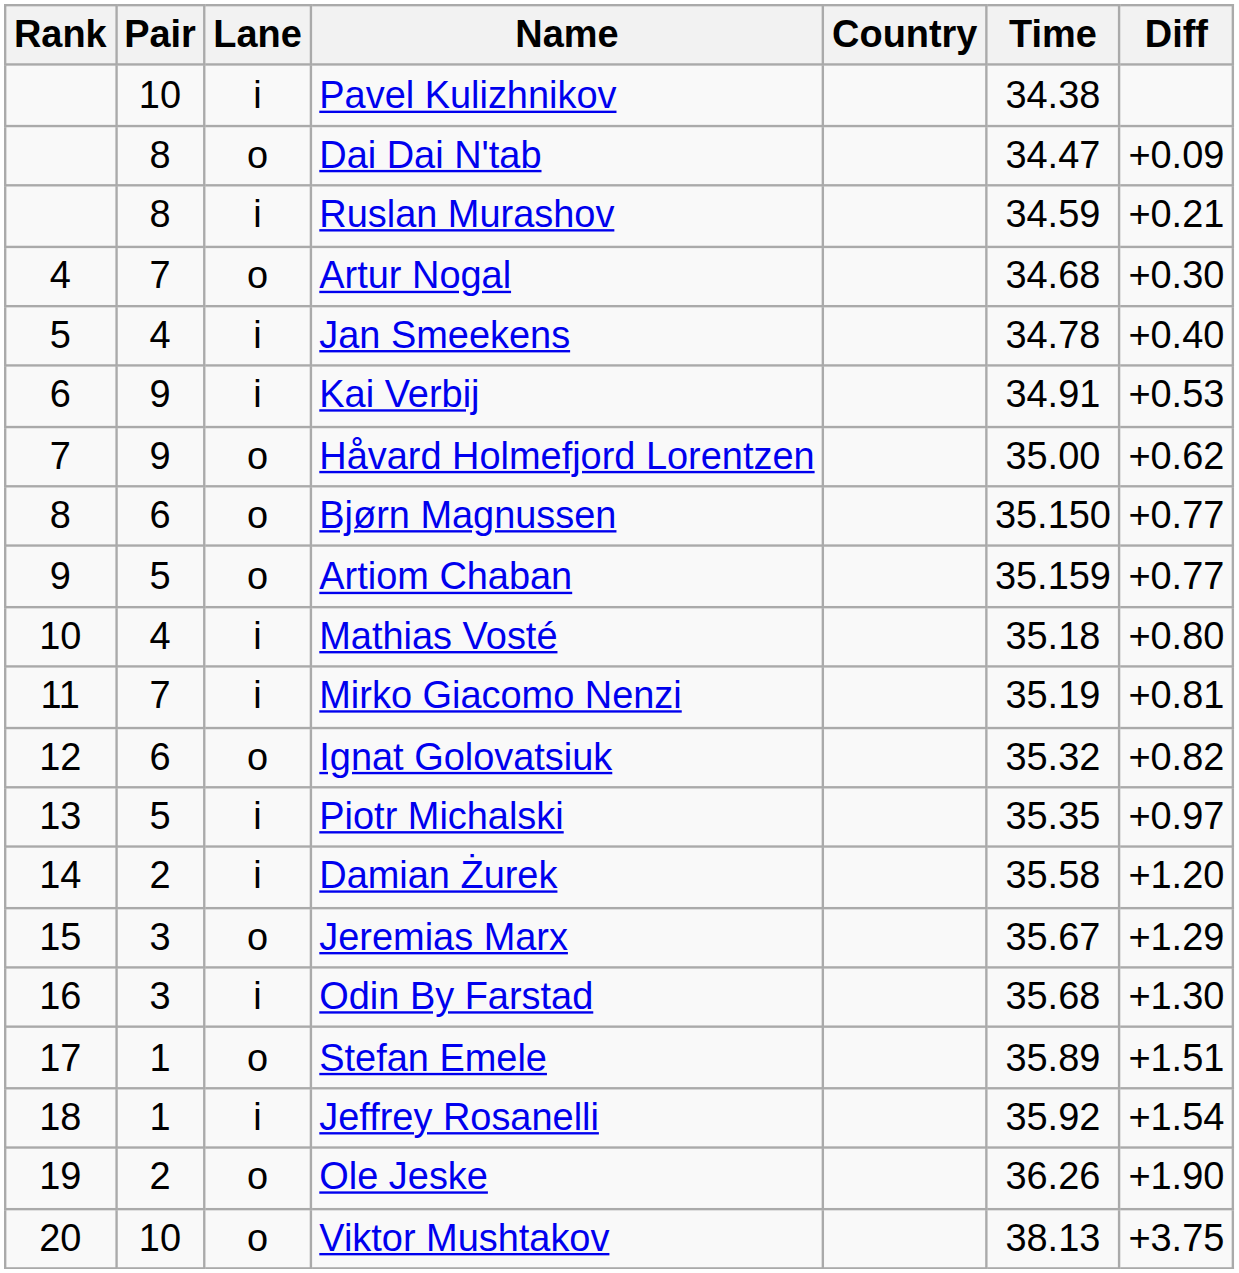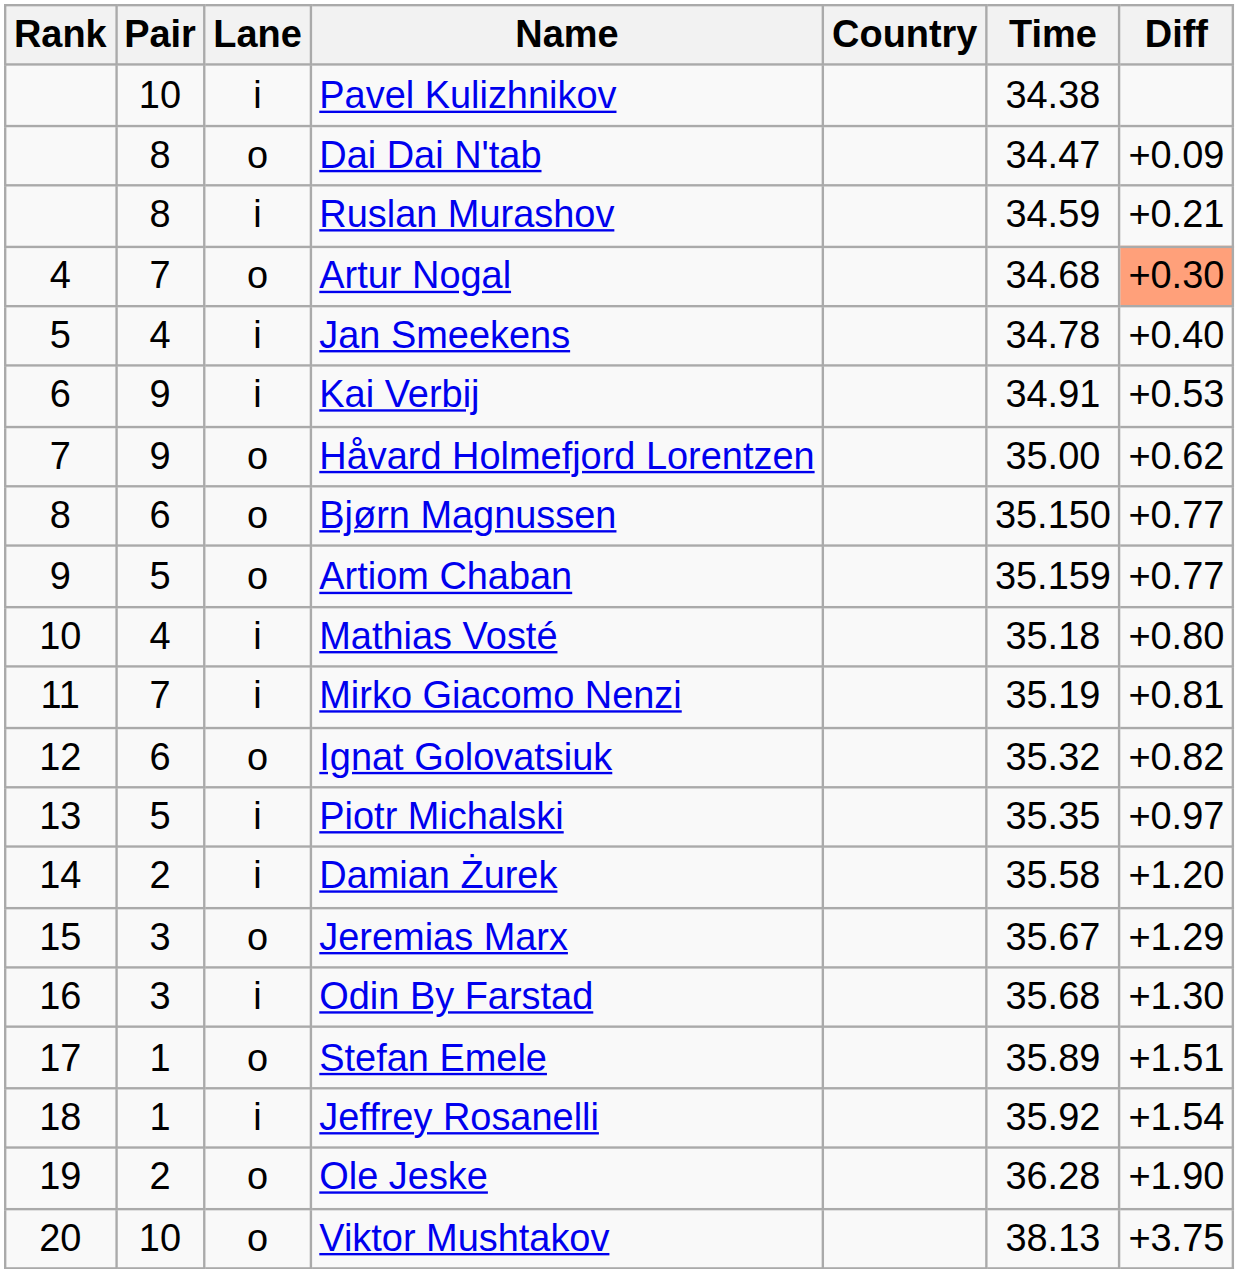(1176, 275) no background -> (1176, 275) lightsalmon background
(1053, 1177) 36.26 -> (1053, 1177) 36.28
